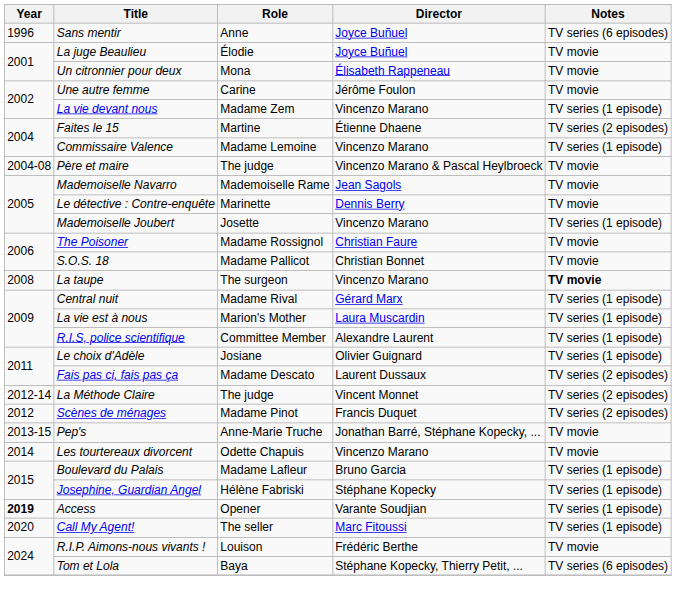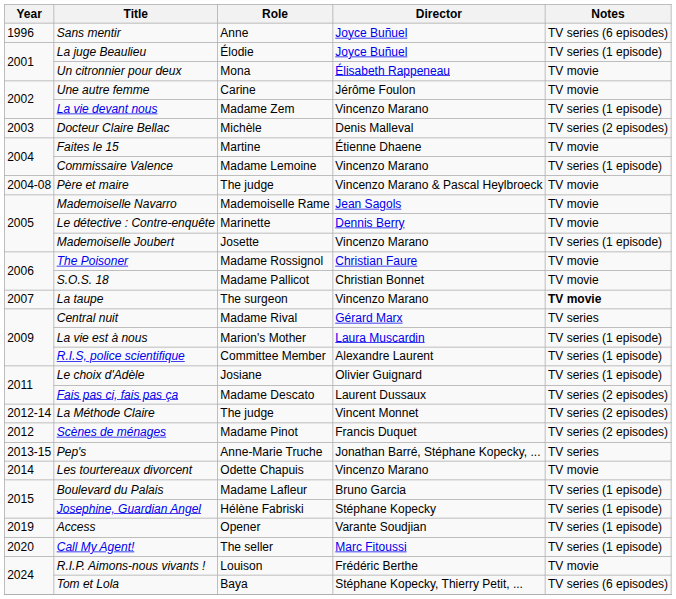(573, 52) TV movie -> (605, 52) TV series (1 episode)
+ row: (113, 128)
(608, 128) TV series (2 episodes) -> (573, 147) TV movie
(20, 280) 2008 -> (20, 299) 2007
(605, 299) TV series (1 episode) -> (573, 318) TV series
(573, 432) TV movie -> (573, 451) TV series
(20, 508) bold -> (20, 527) normal
